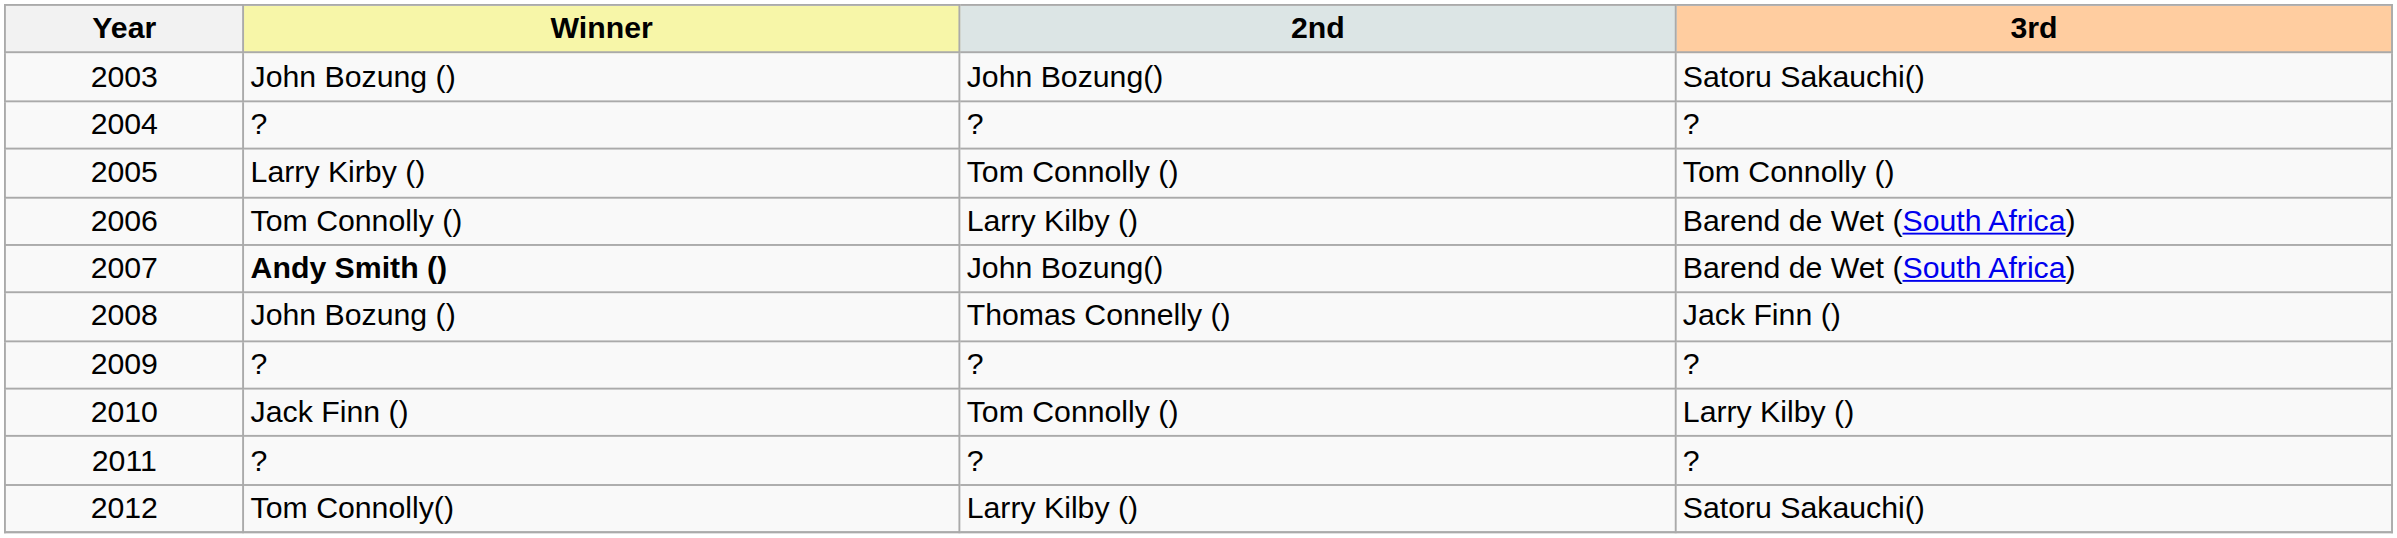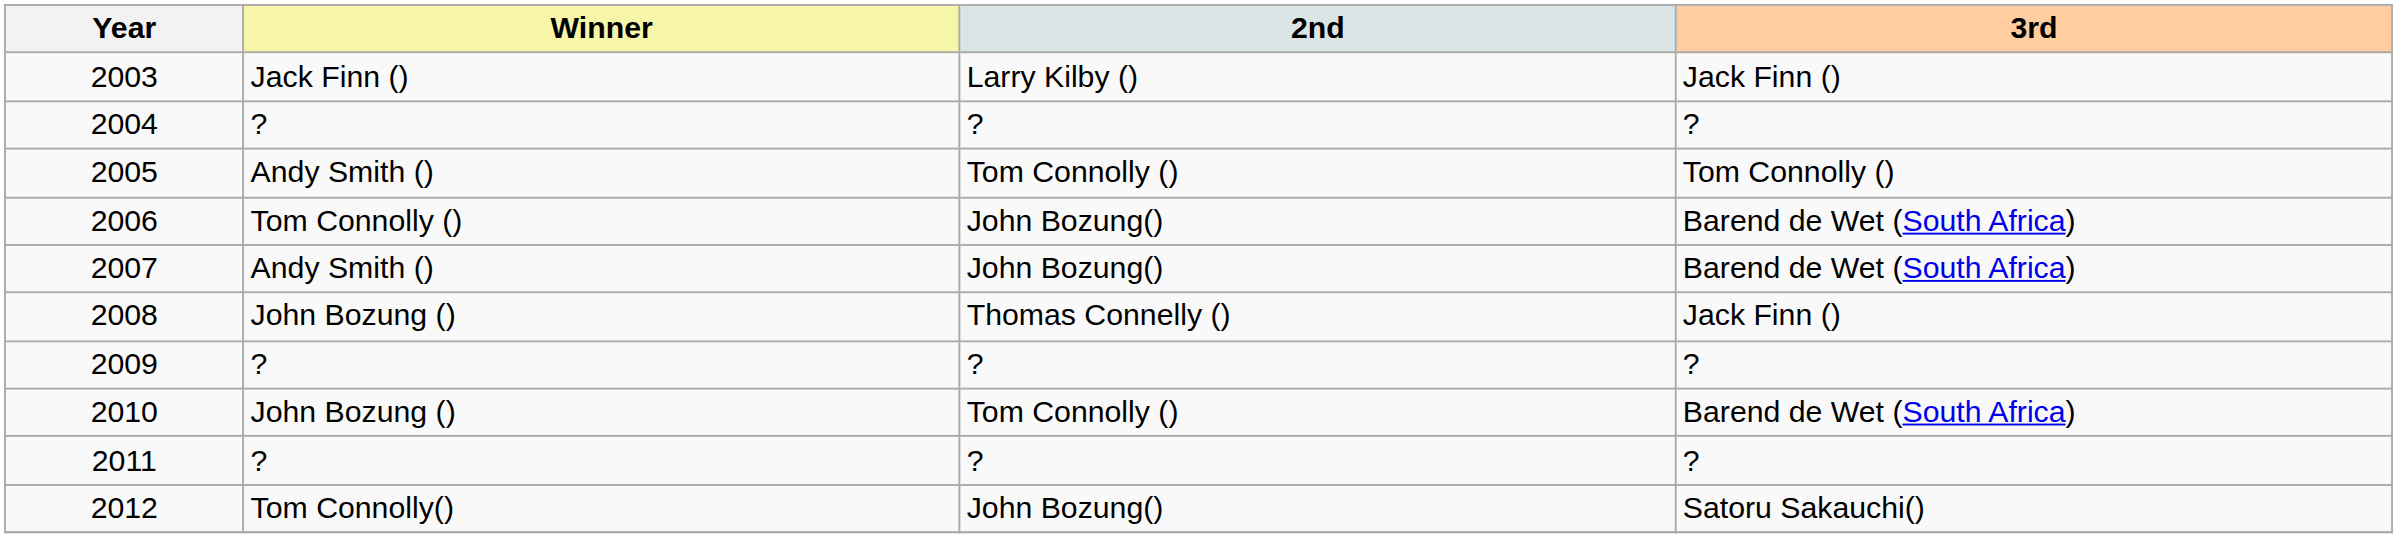(353, 76) John Bozung () -> (330, 76) Jack Finn ()
(1065, 76) John Bozung() -> (1052, 76) Larry Kilby ()
(1804, 76) Satoru Sakauchi() -> (1762, 76) Jack Finn ()
(338, 172) Larry Kirby () -> (342, 172) Andy Smith ()
(1052, 220) Larry Kilby () -> (1065, 220) John Bozung()
(349, 268) bold -> (342, 268) normal
(330, 412) Jack Finn () -> (353, 412) John Bozung ()
(1769, 412) Larry Kilby () -> (1879, 412) Barend de Wet (South Africa)
(1052, 508) Larry Kilby () -> (1065, 508) John Bozung()
